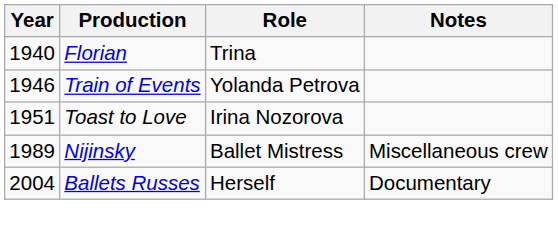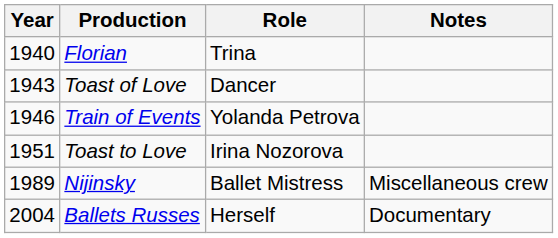+ row: (125, 85)
